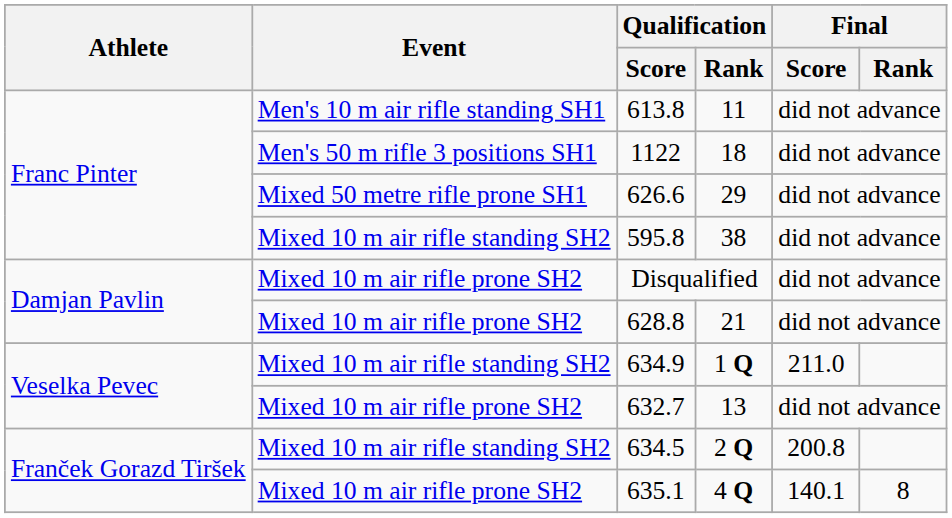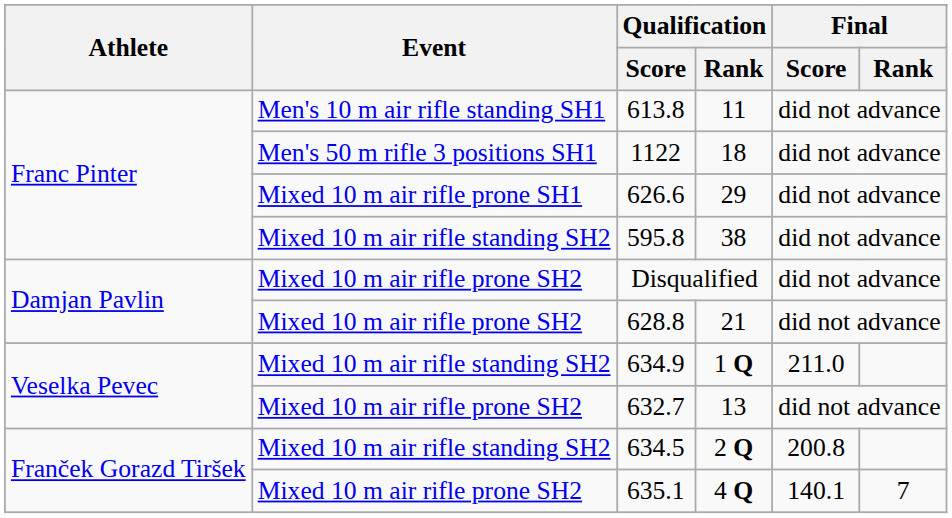(422, 195) Mixed 50 metre rifle prone SH1 -> (420, 195) Mixed 10 m air rifle prone SH1
(903, 491) 8 -> (903, 491) 7
